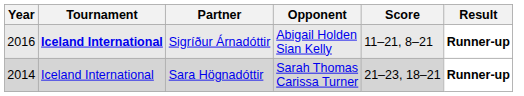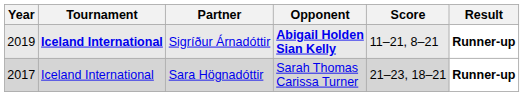(21, 41) 2016 -> (21, 41) 2019
(317, 41) normal -> (320, 41) bold
(21, 75) 2014 -> (21, 75) 2017
